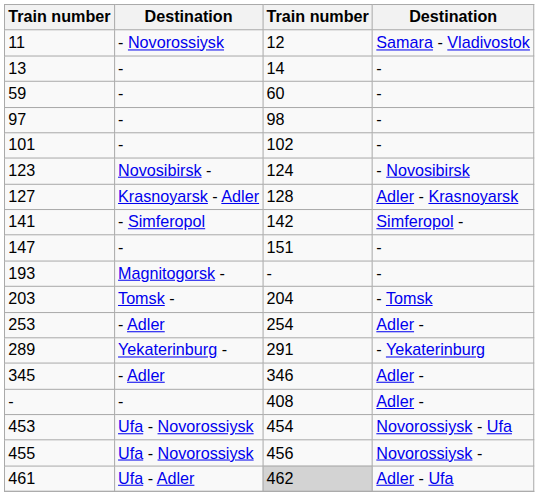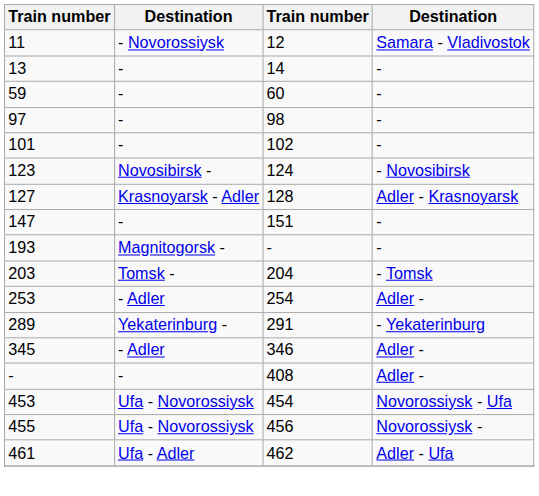- row: (22, 222)
(280, 478) lightgrey background -> (280, 453) no background
